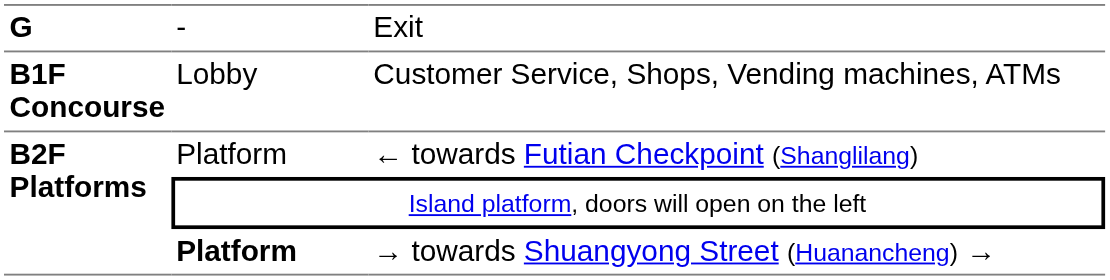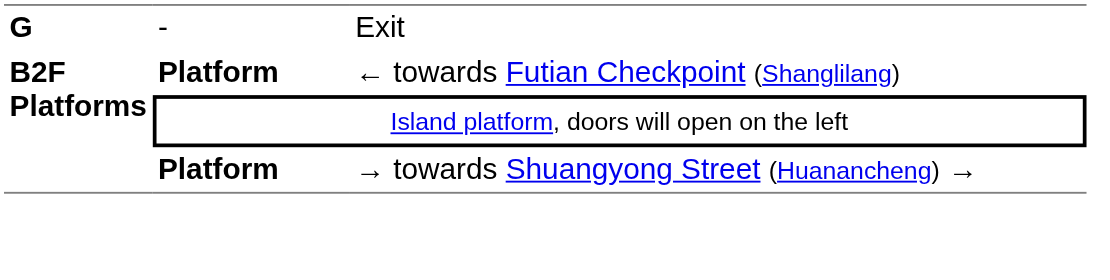- row: (717, 74)
(232, 154) normal -> (218, 72) bold
